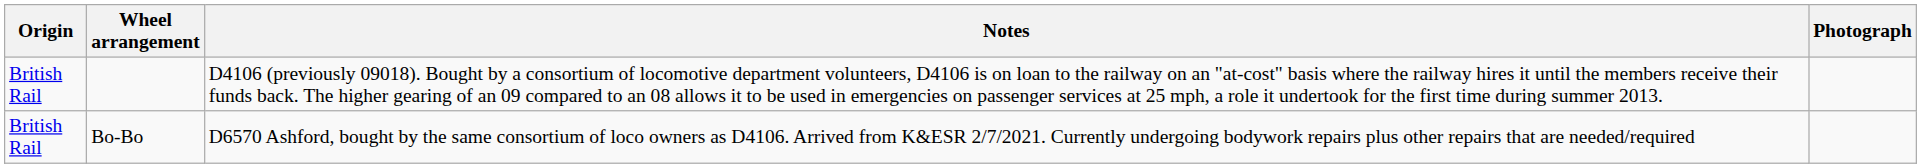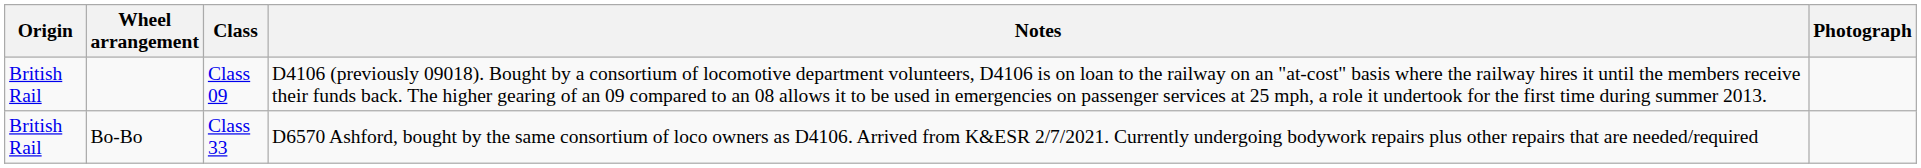+ column: (236, 30)
